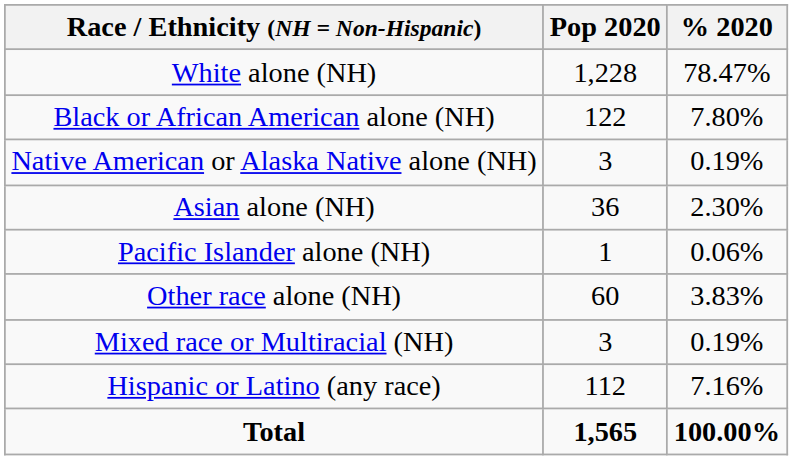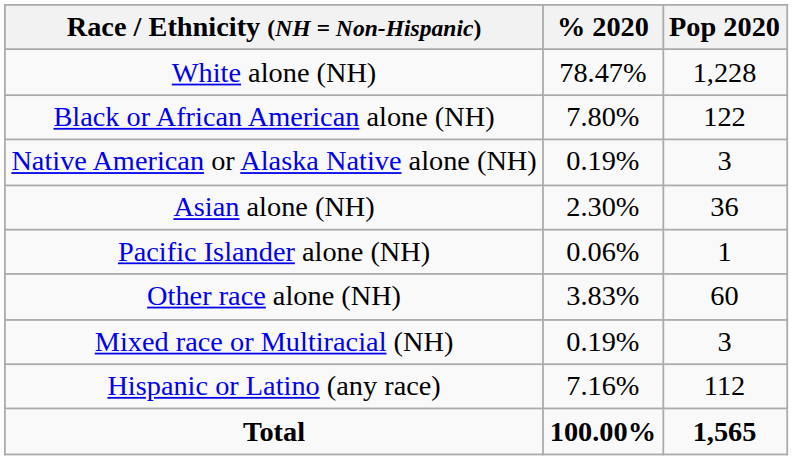columns swapped: (605, 26) <-> (727, 26)
